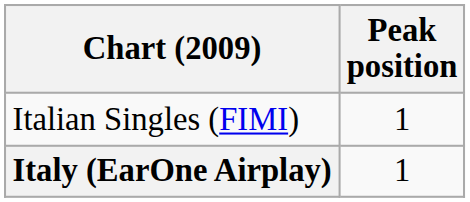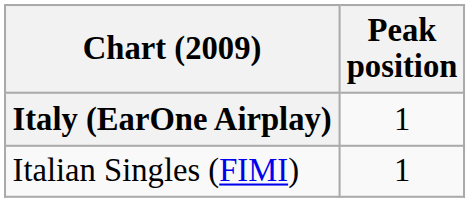rows swapped: (156, 118) <-> (172, 170)
